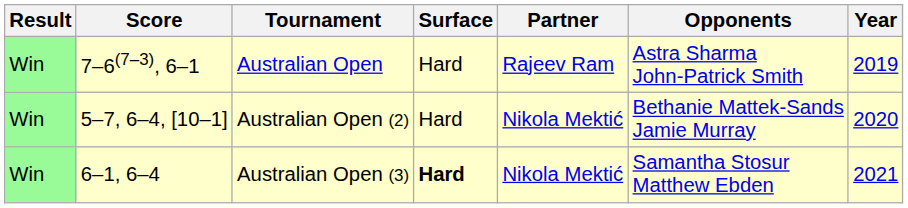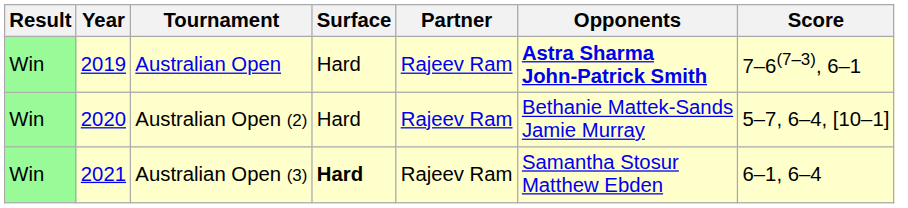columns swapped: (876, 20) <-> (154, 20)
(718, 64) normal -> (614, 64) bold
(563, 119) Nikola Mektić -> (457, 119) Rajeev Ram
(563, 174) Nikola Mektić -> (457, 174) Rajeev Ram
